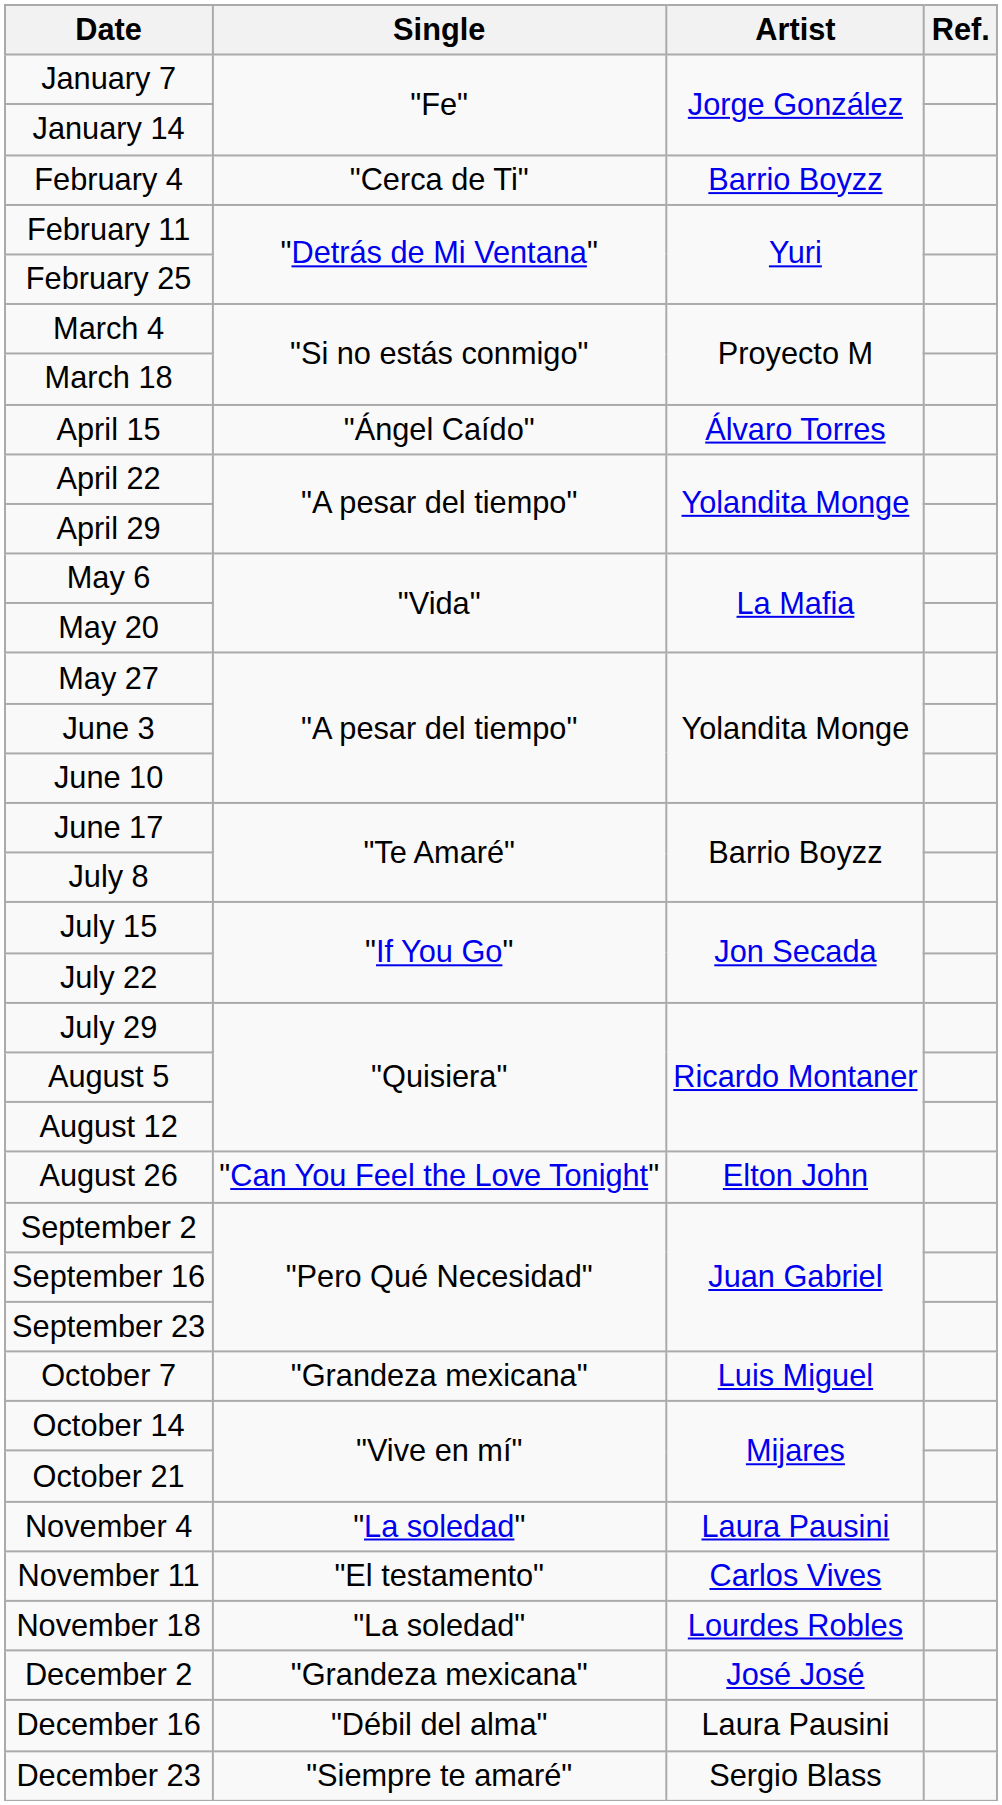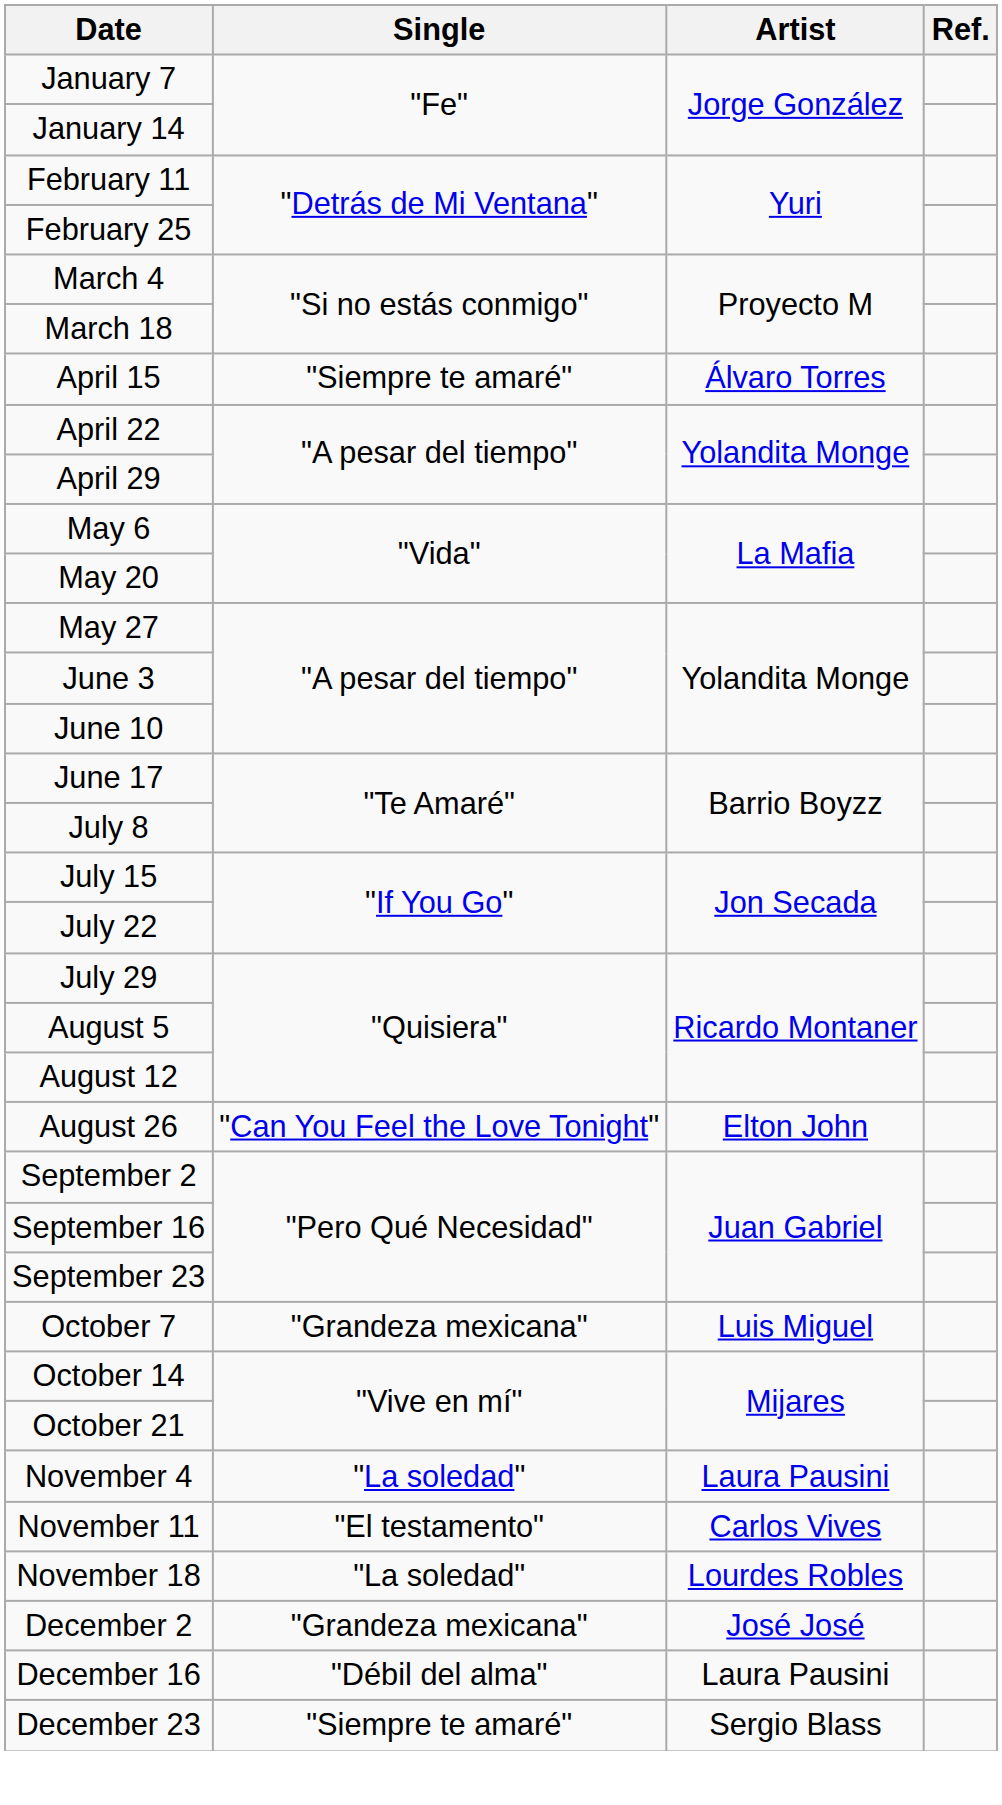- row: (109, 178)
(439, 427) "Ángel Caído" -> (439, 378) "Siempre te amaré"
